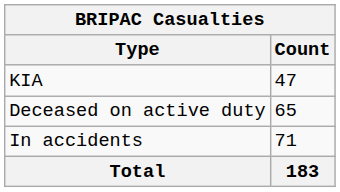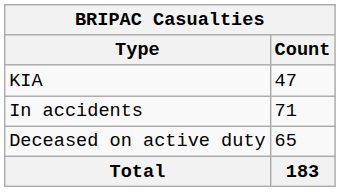rows swapped: (76, 141) <-> (137, 111)
